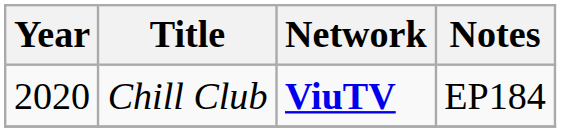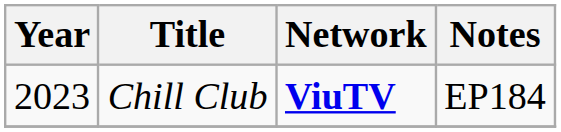(52, 95) 2020 -> (52, 95) 2023
